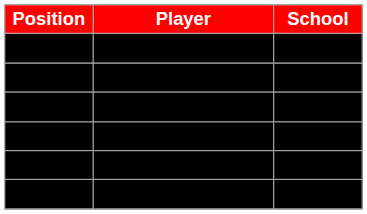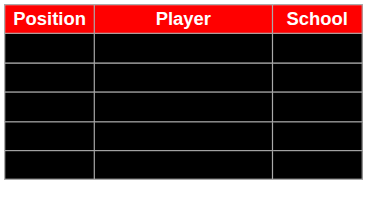(49, 106) bold -> (50, 106) normal
(318, 135) Cornell -> (317, 135) Clarkson
- row: (183, 164)
(318, 194) Clarkson -> (317, 164) Cornell
